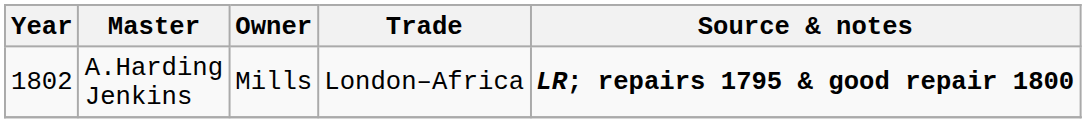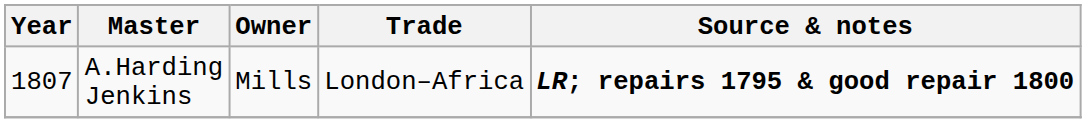(42, 82) 1802 -> (42, 82) 1807
